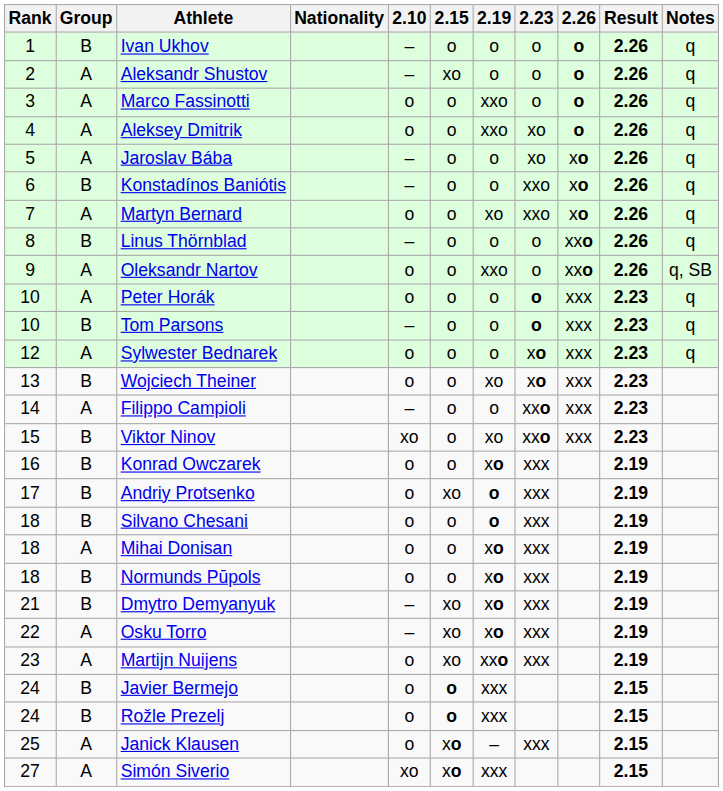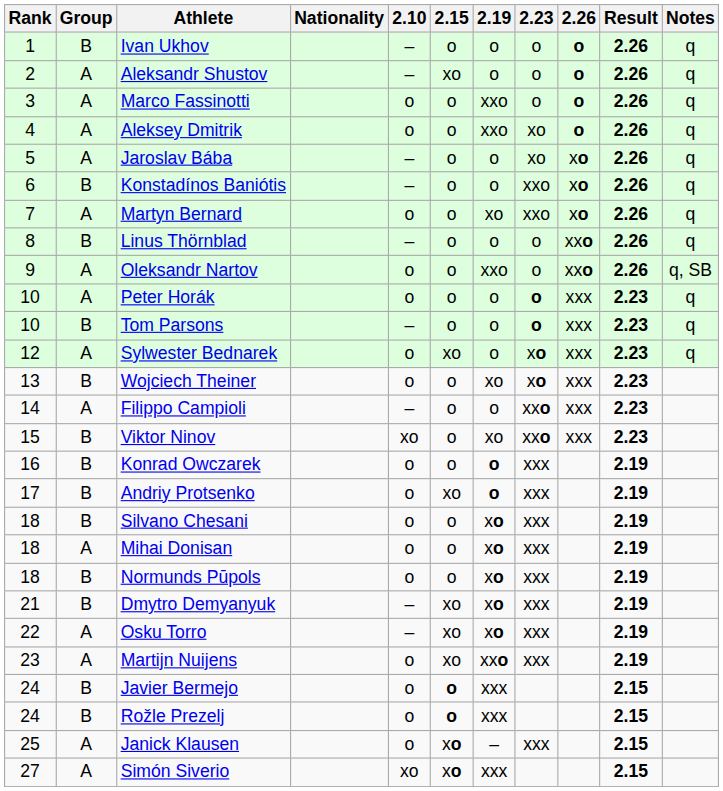(452, 353) o -> (452, 353) xo
(494, 465) xo -> (494, 465) o
(494, 520) o -> (494, 520) xo
